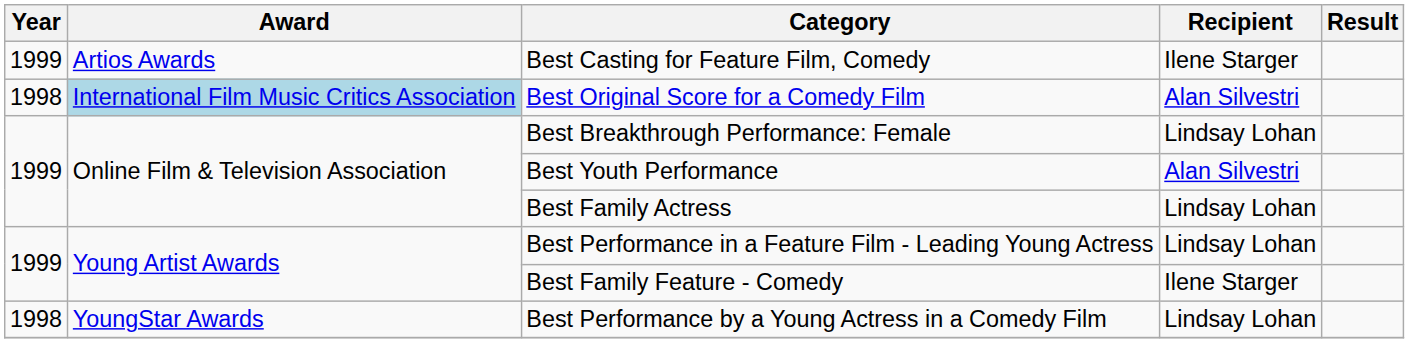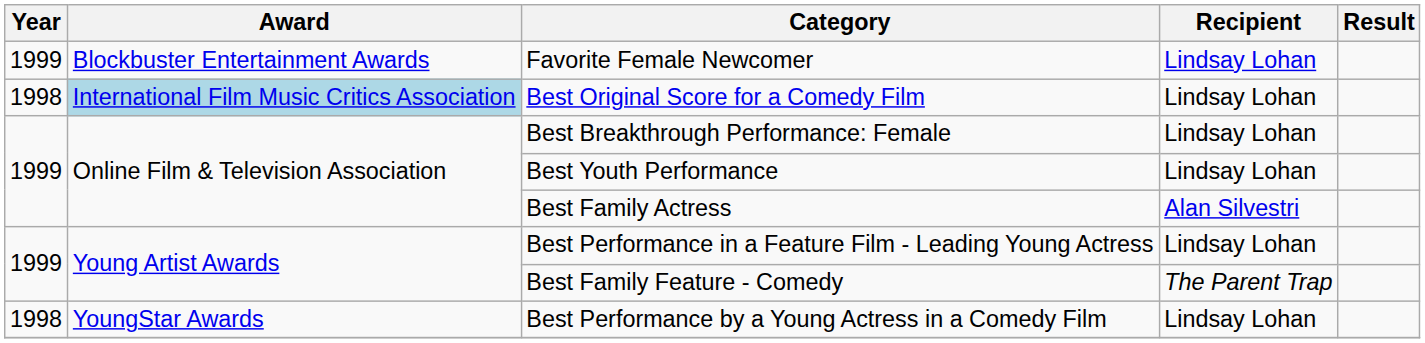- row: (728, 60)
+ row: (670, 60)
(1232, 97) Alan Silvestri -> (1240, 97) Lindsay Lohan
(1232, 171) Alan Silvestri -> (1240, 171) Lindsay Lohan
(1240, 208) Lindsay Lohan -> (1232, 208) Alan Silvestri
(1231, 282) Ilene Starger -> (1248, 282) The Parent Trap
